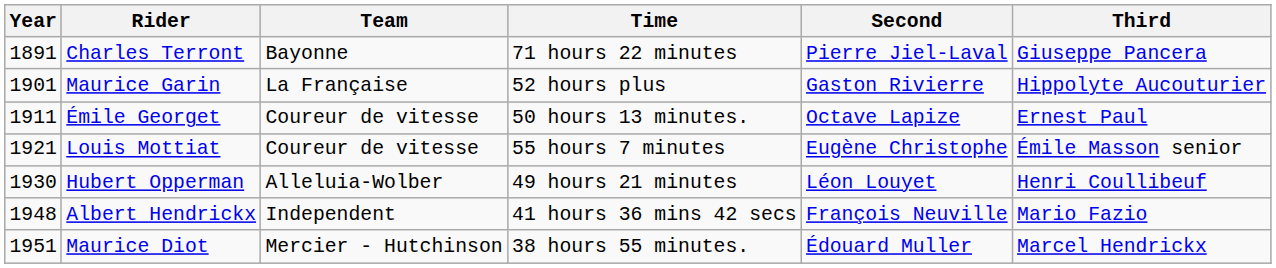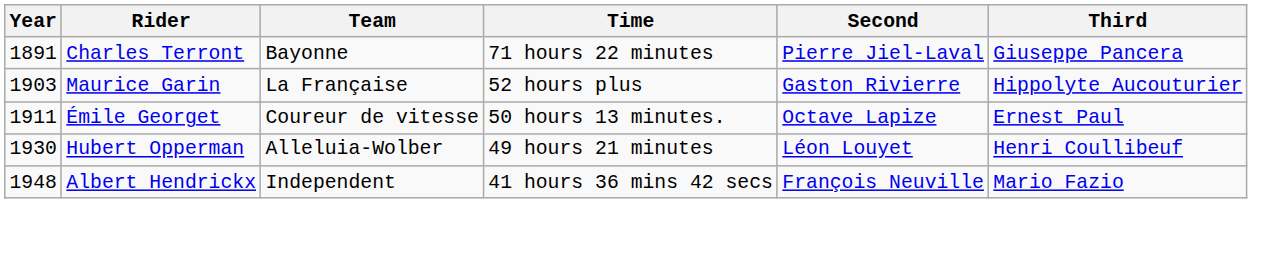(33, 85) 1901 -> (33, 85) 1903
- row: (143, 150)
- row: (137, 246)
